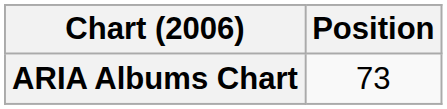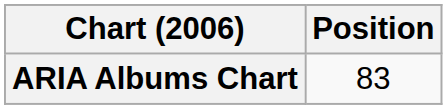(373, 78) 73 -> (373, 78) 83
